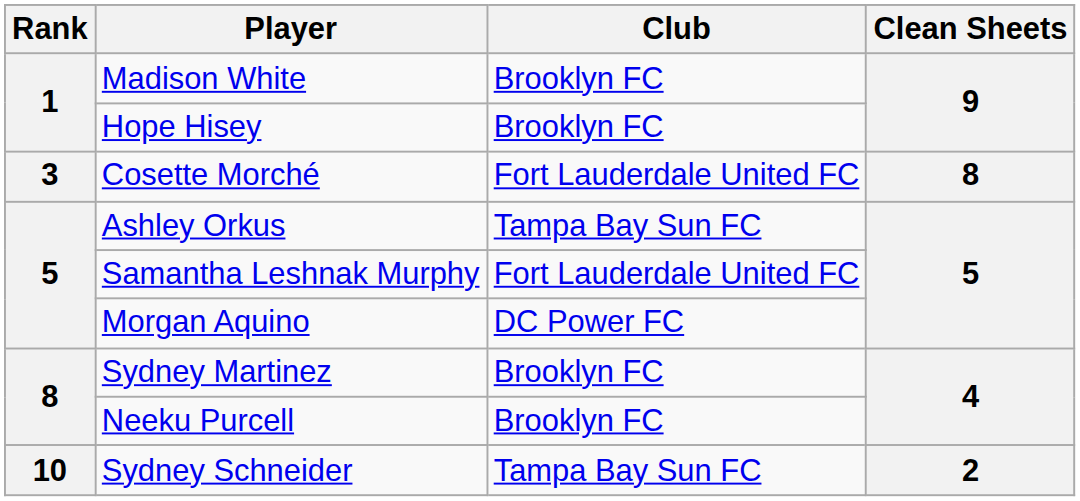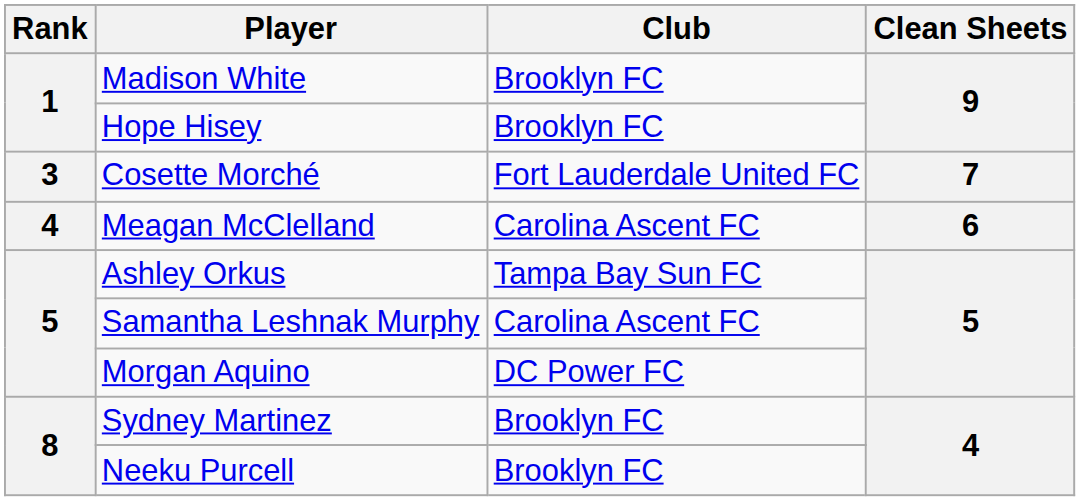(971, 175) 8 -> (971, 175) 7
+ row: (238, 224)
(677, 273) Fort Lauderdale United FC -> (627, 322) Carolina Ascent FC
- row: (227, 469)
